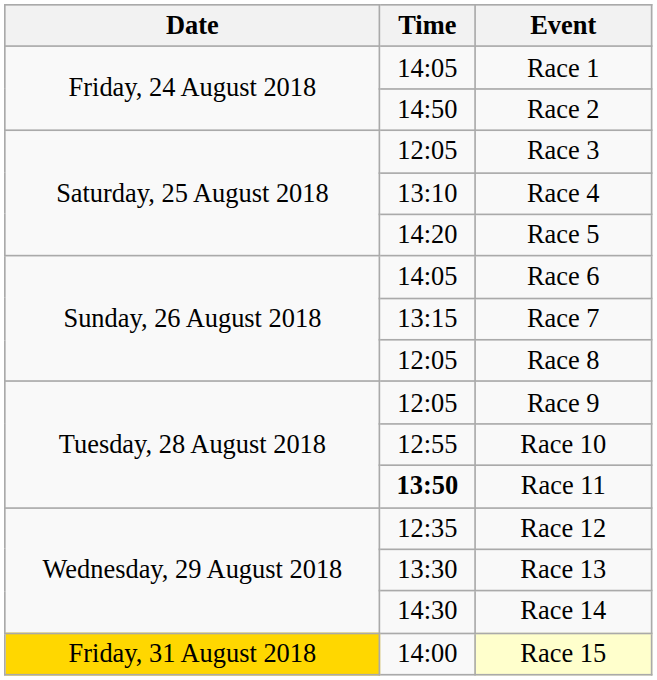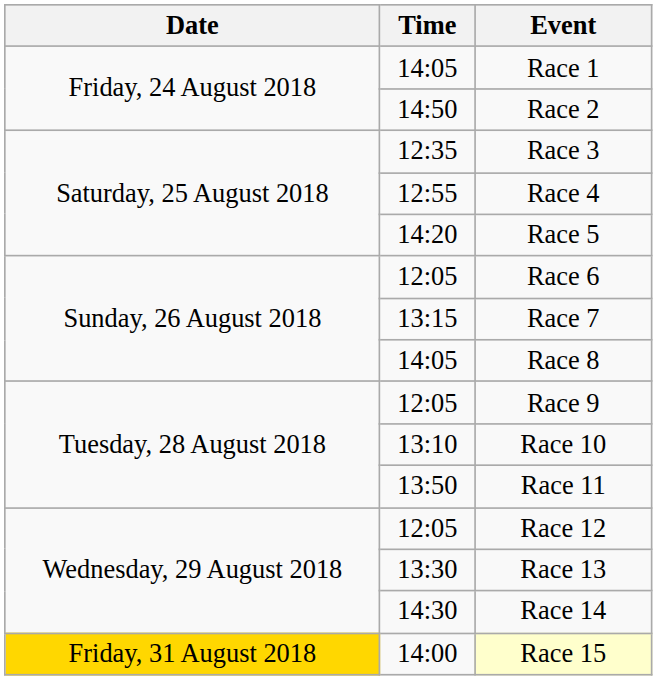(427, 151) 12:05 -> (427, 151) 12:35
(427, 192) 13:10 -> (427, 192) 12:55
(427, 276) 14:05 -> (427, 276) 12:05
(427, 360) 12:05 -> (427, 360) 14:05
(427, 444) 12:55 -> (427, 444) 13:10
(427, 485) bold -> (427, 485) normal
(427, 527) 12:35 -> (427, 527) 12:05
